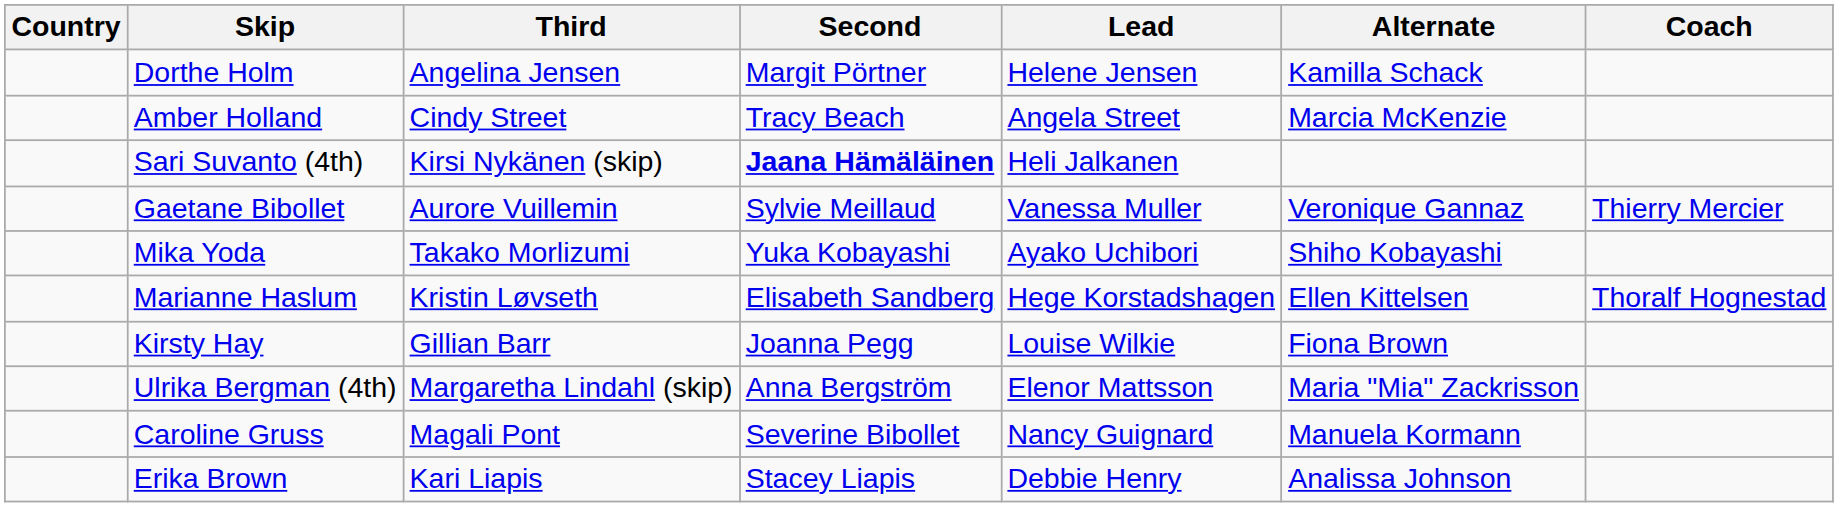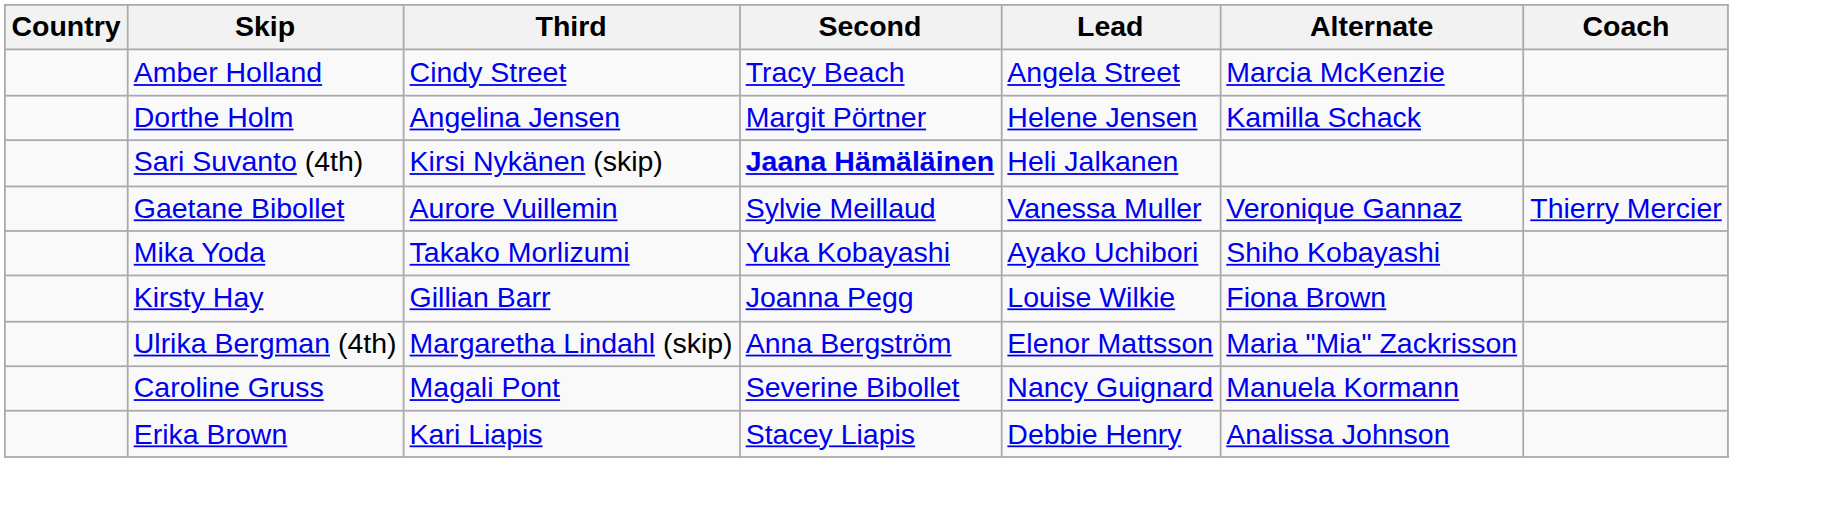rows swapped: (228, 117) <-> (214, 72)
- row: (245, 298)
